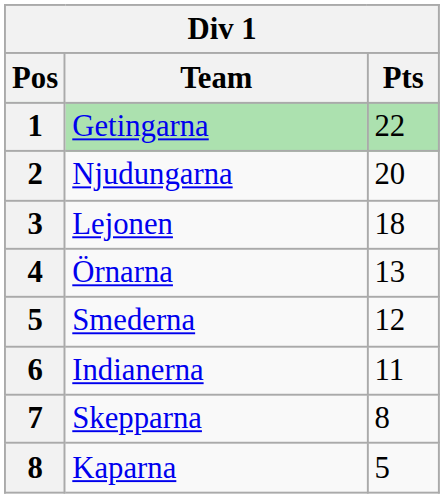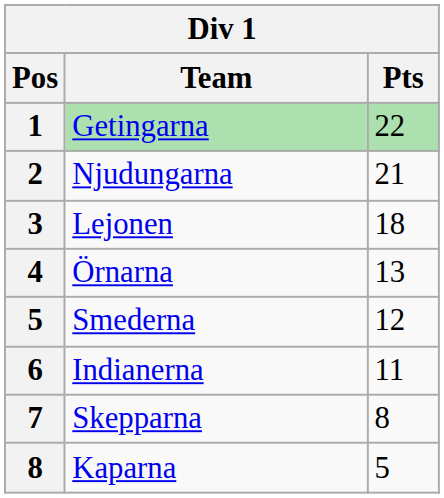(390, 175) 20 -> (390, 175) 21
